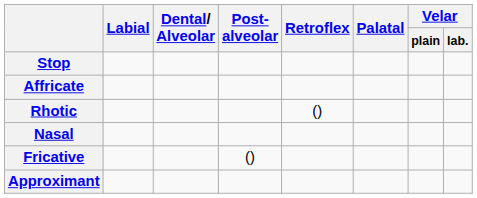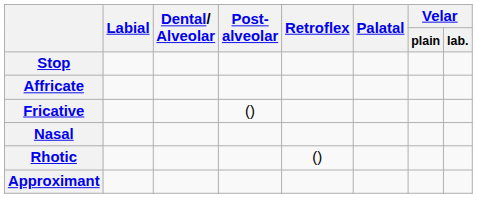rows swapped: (54, 157) <-> (54, 110)
